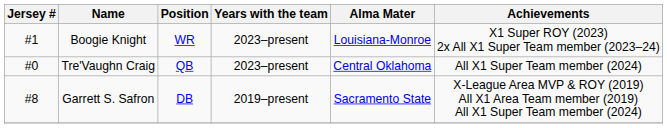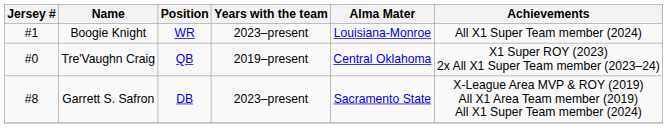(548, 40) X1 Super ROY (2023) 2x All X1 Super Team member (2023–24) -> (548, 33) All X1 Super Team member (2024)
(271, 66) 2023–present -> (271, 59) 2019–present
(548, 66) All X1 Super Team member (2024) -> (548, 59) X1 Super ROY (2023) 2x All X1 Super Team member (2023–24)
(271, 99) 2019–present -> (271, 99) 2023–present
